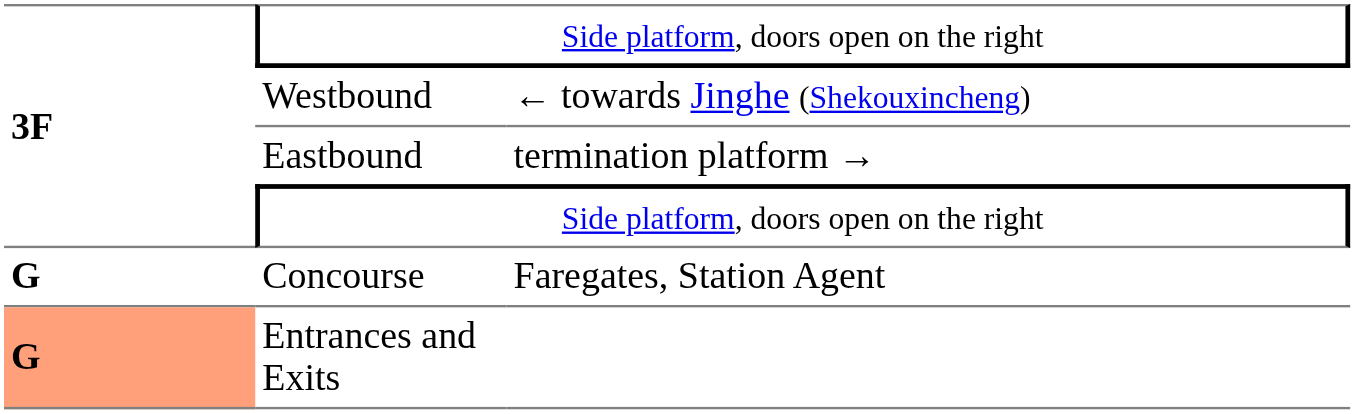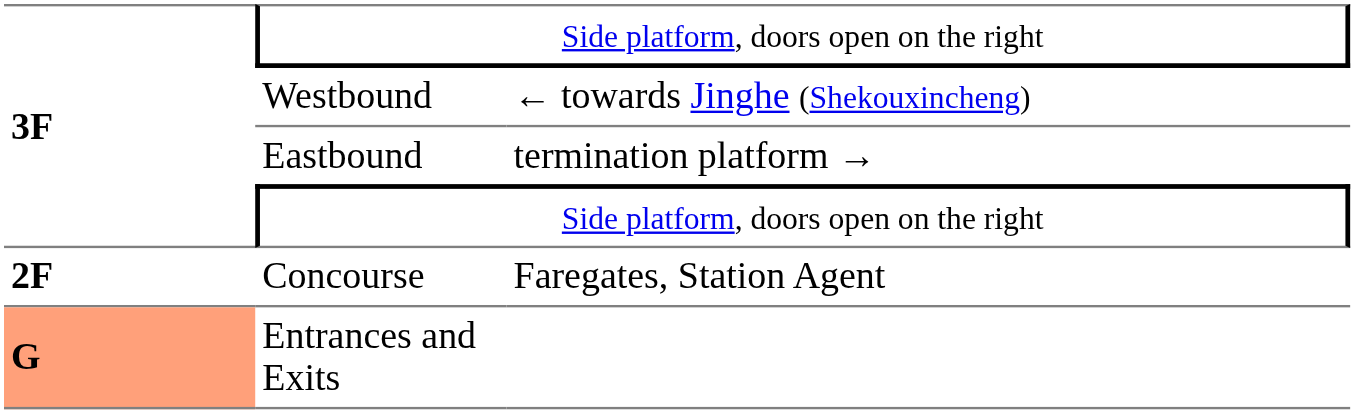(26, 275) G -> (32, 275) 2F
